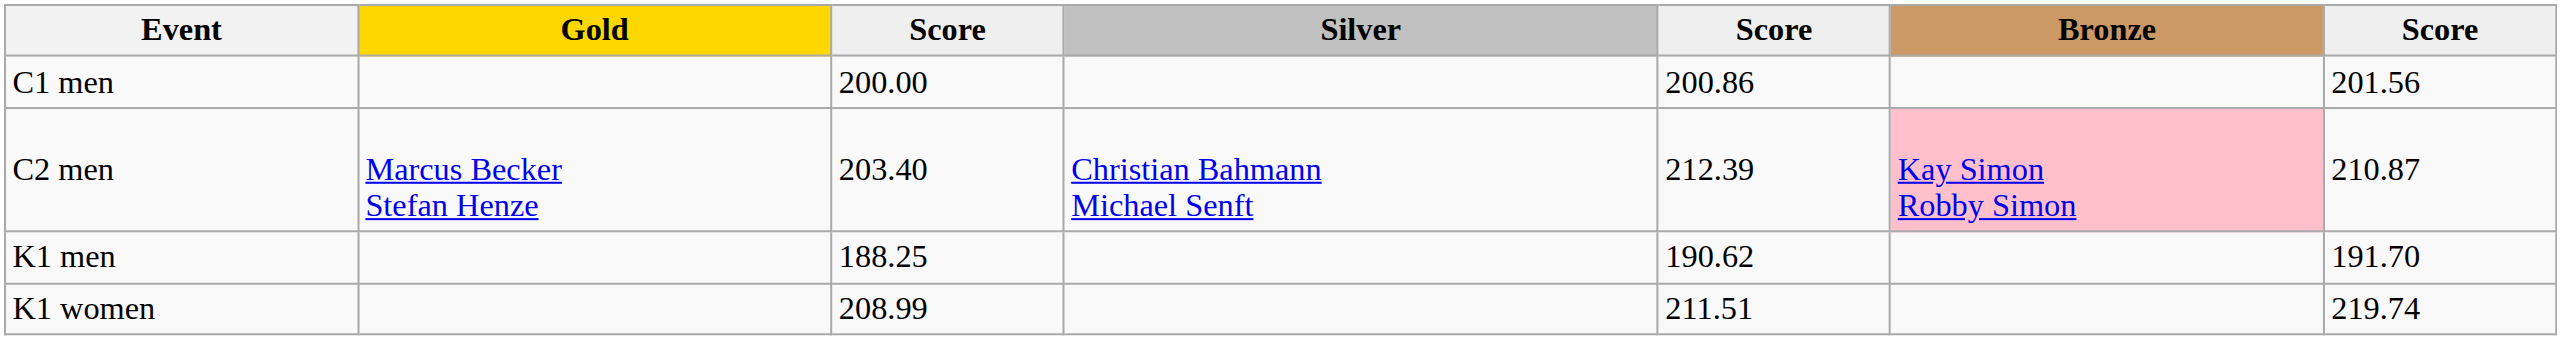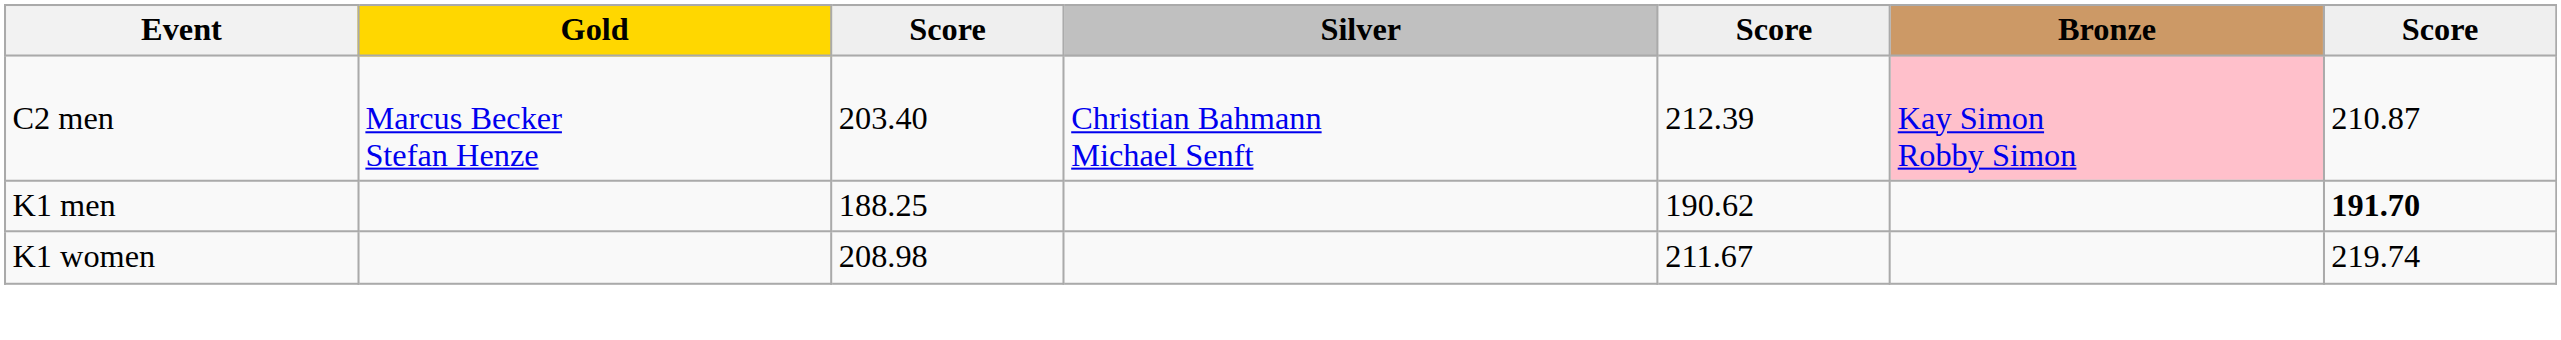- row: (63, 81)
(2376, 256) normal -> (2376, 205) bold
(883, 307) 208.99 -> (883, 256) 208.98
(1709, 307) 211.51 -> (1709, 256) 211.67
